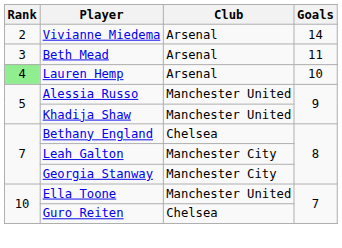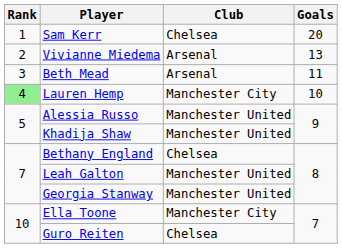+ row: (72, 34)
(315, 34) 14 -> (315, 54) 13
(192, 74) Arsenal -> (221, 94) Manchester City
(221, 154) Manchester City -> (229, 174) Manchester United
(221, 174) Manchester City -> (229, 194) Manchester United
(229, 194) Manchester United -> (221, 214) Manchester City
